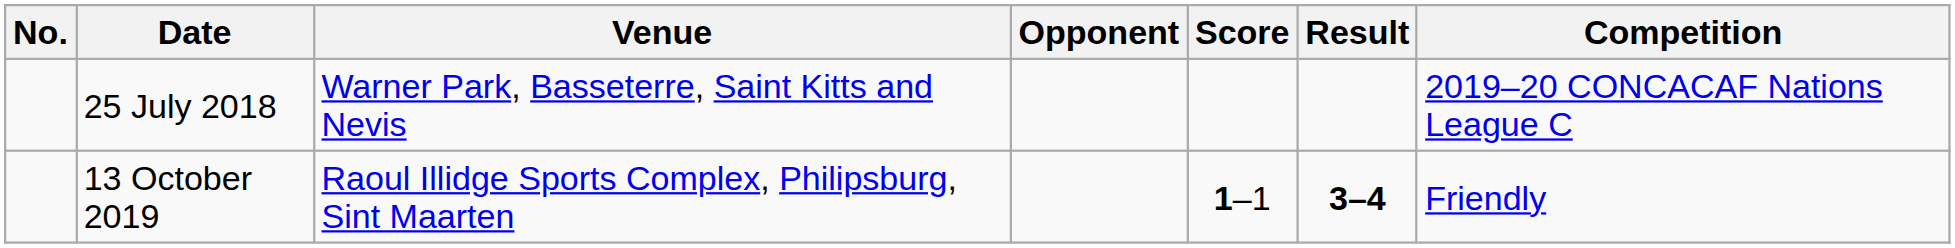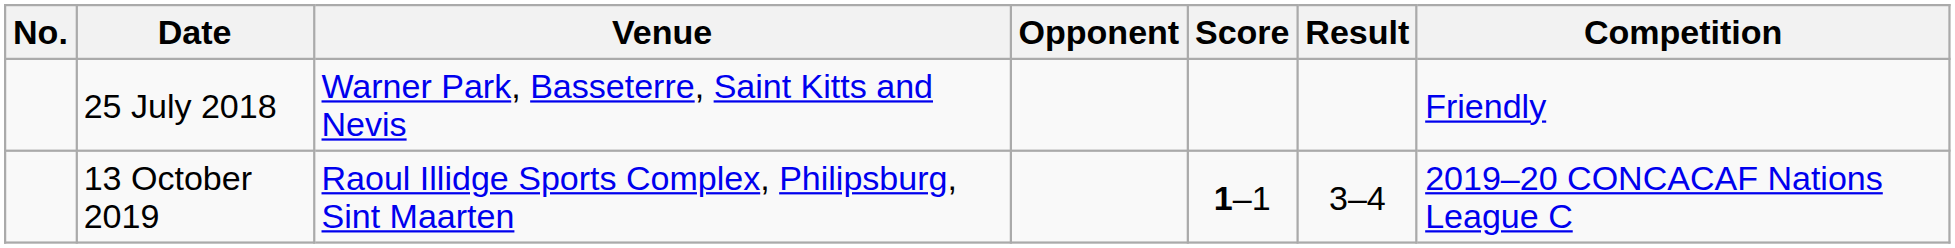(1654, 105) 2019–20 CONCACAF Nations League C -> (1486, 105) Friendly
(1357, 197) bold -> (1357, 197) normal
(1486, 197) Friendly -> (1654, 197) 2019–20 CONCACAF Nations League C
